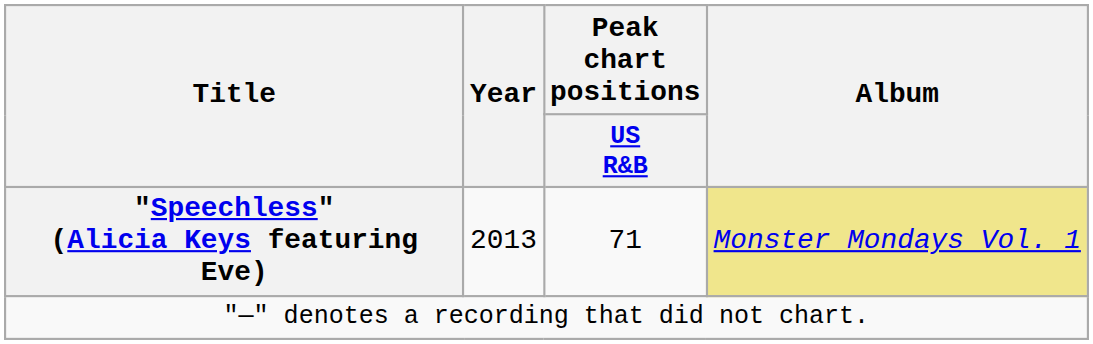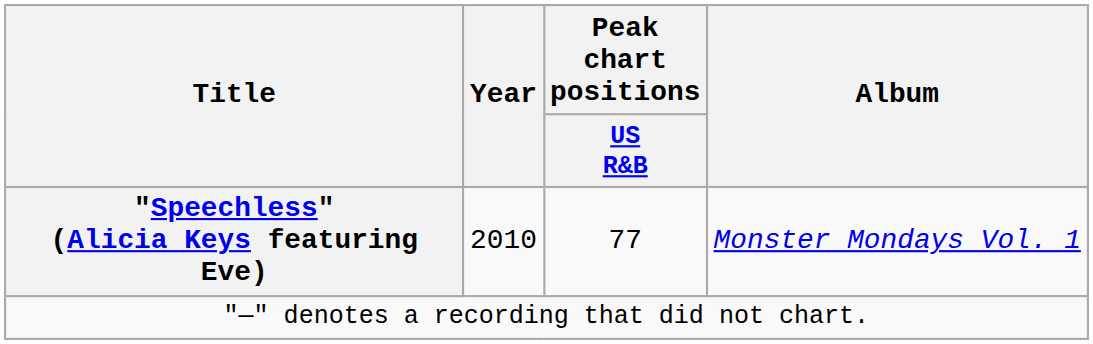(503, 241) 2013 -> (503, 241) 2010
(625, 241) 71 -> (625, 241) 77
(897, 241) khaki background -> (897, 241) no background
